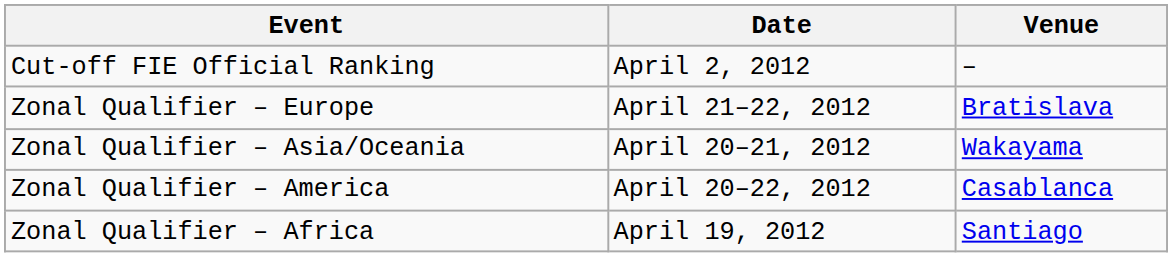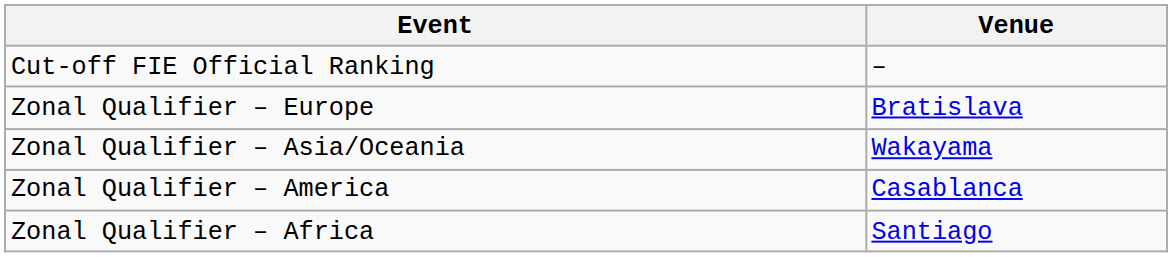- column: (782, 26)
